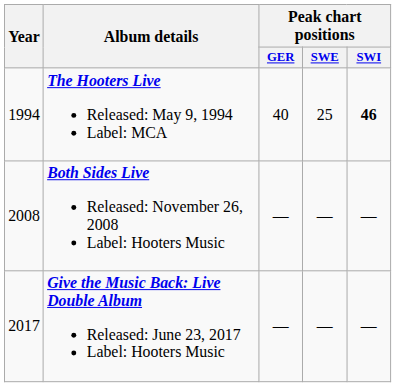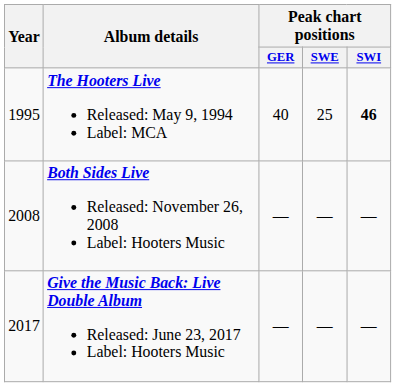(24, 114) 1994 -> (24, 114) 1995
